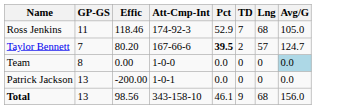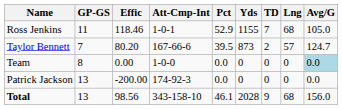+ column: (248, 12)
(172, 29) 174-92-3 -> (164, 29) 1-0-1
(224, 46) bold -> (224, 46) normal
(164, 79) 1-0-1 -> (172, 79) 174-92-3
